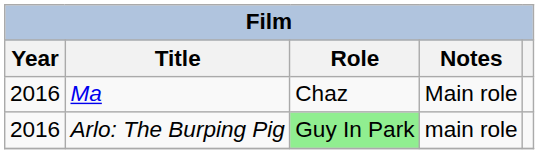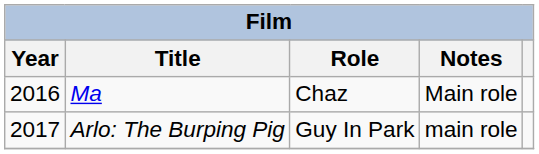(35, 129) 2016 -> (35, 129) 2017
(355, 129) lightgreen background -> (355, 129) no background
